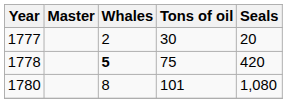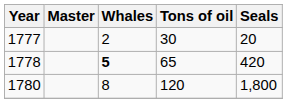(168, 62) 75 -> (168, 62) 65
(172, 86) 101 -> (172, 86) 120
(258, 86) 1,080 -> (258, 86) 1,800
